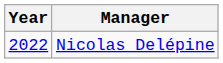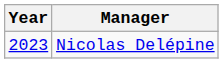(28, 45) 2022 -> (28, 45) 2023
